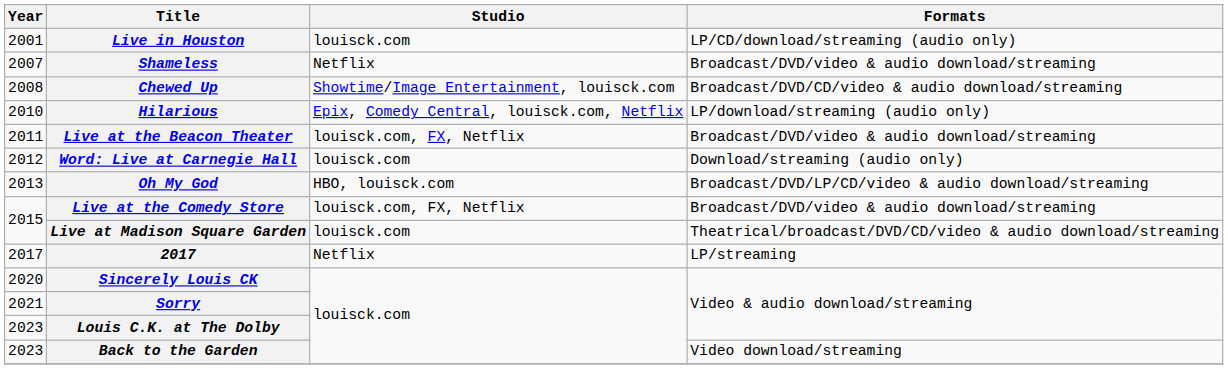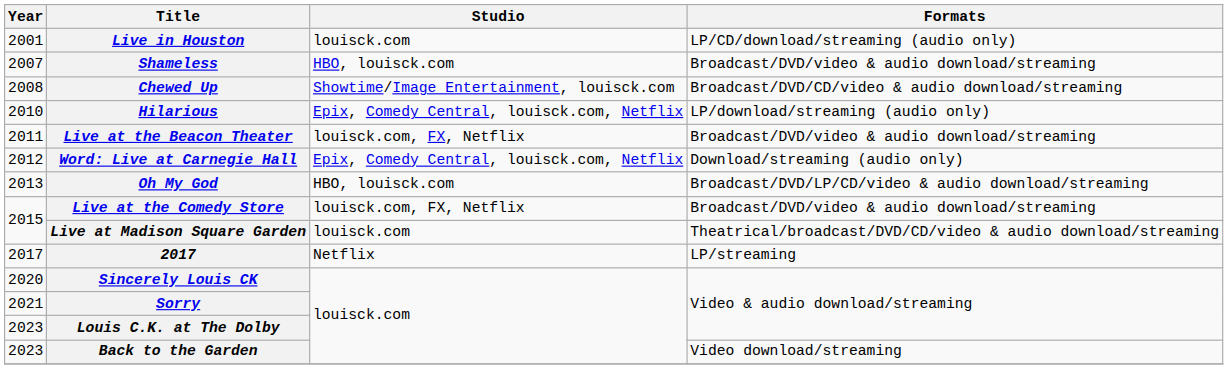(344, 64) Netflix -> (384, 64) HBO, louisck.com
(361, 160) louisck.com -> (498, 160) Epix, Comedy Central, louisck.com, Netflix
